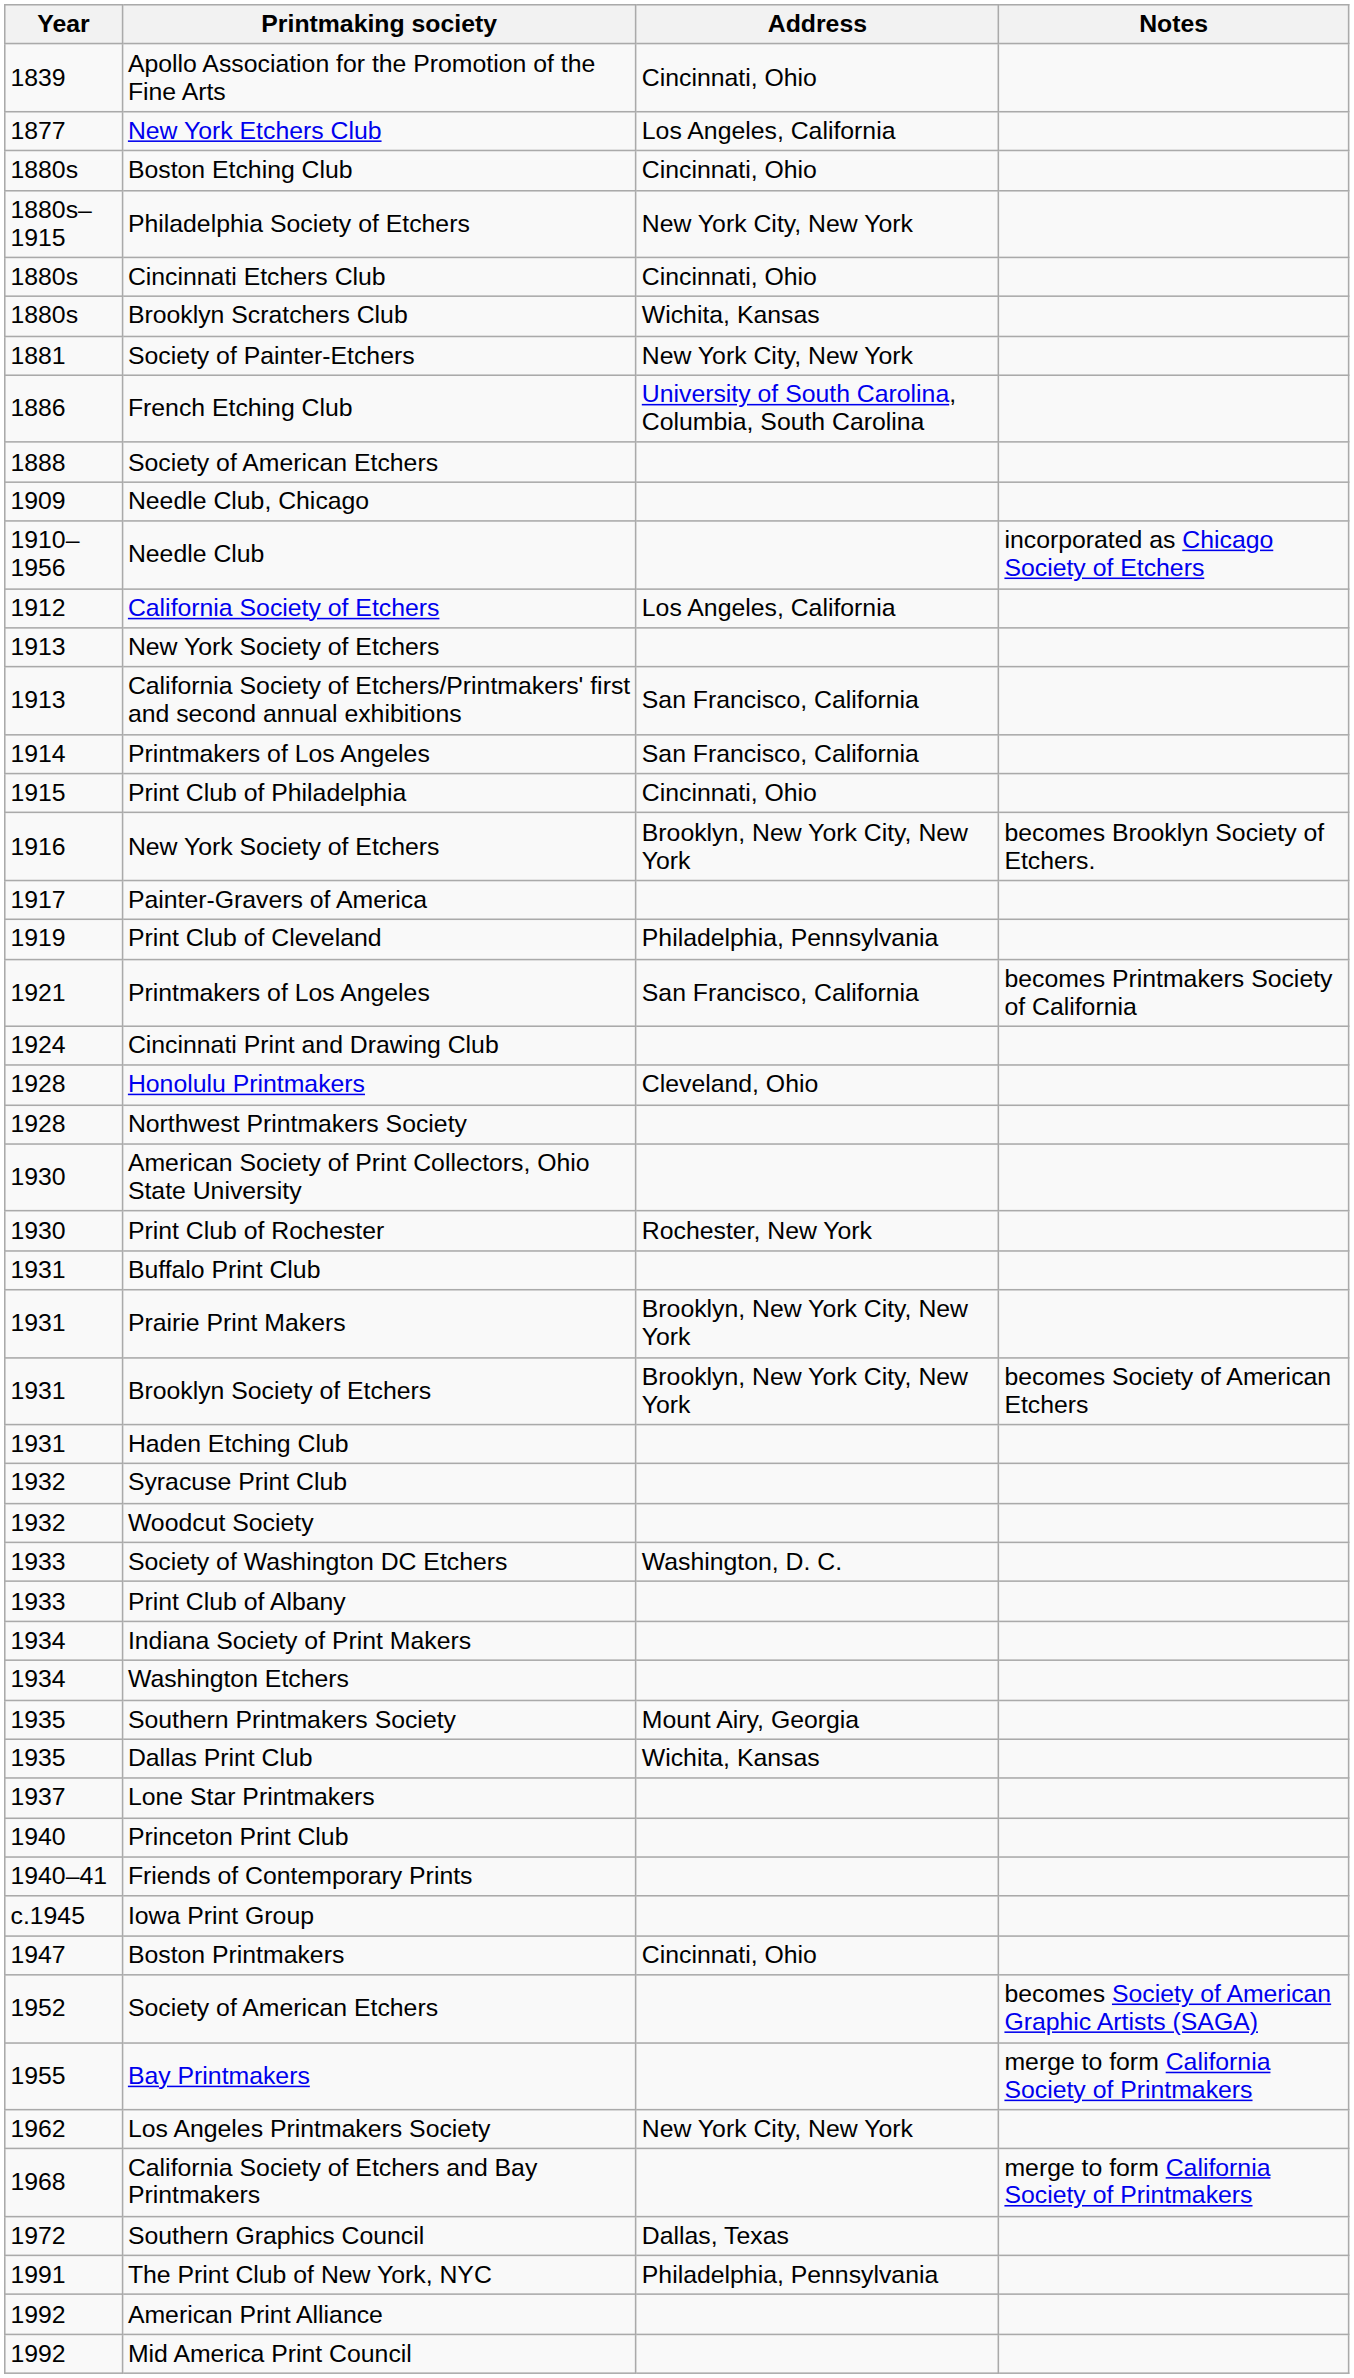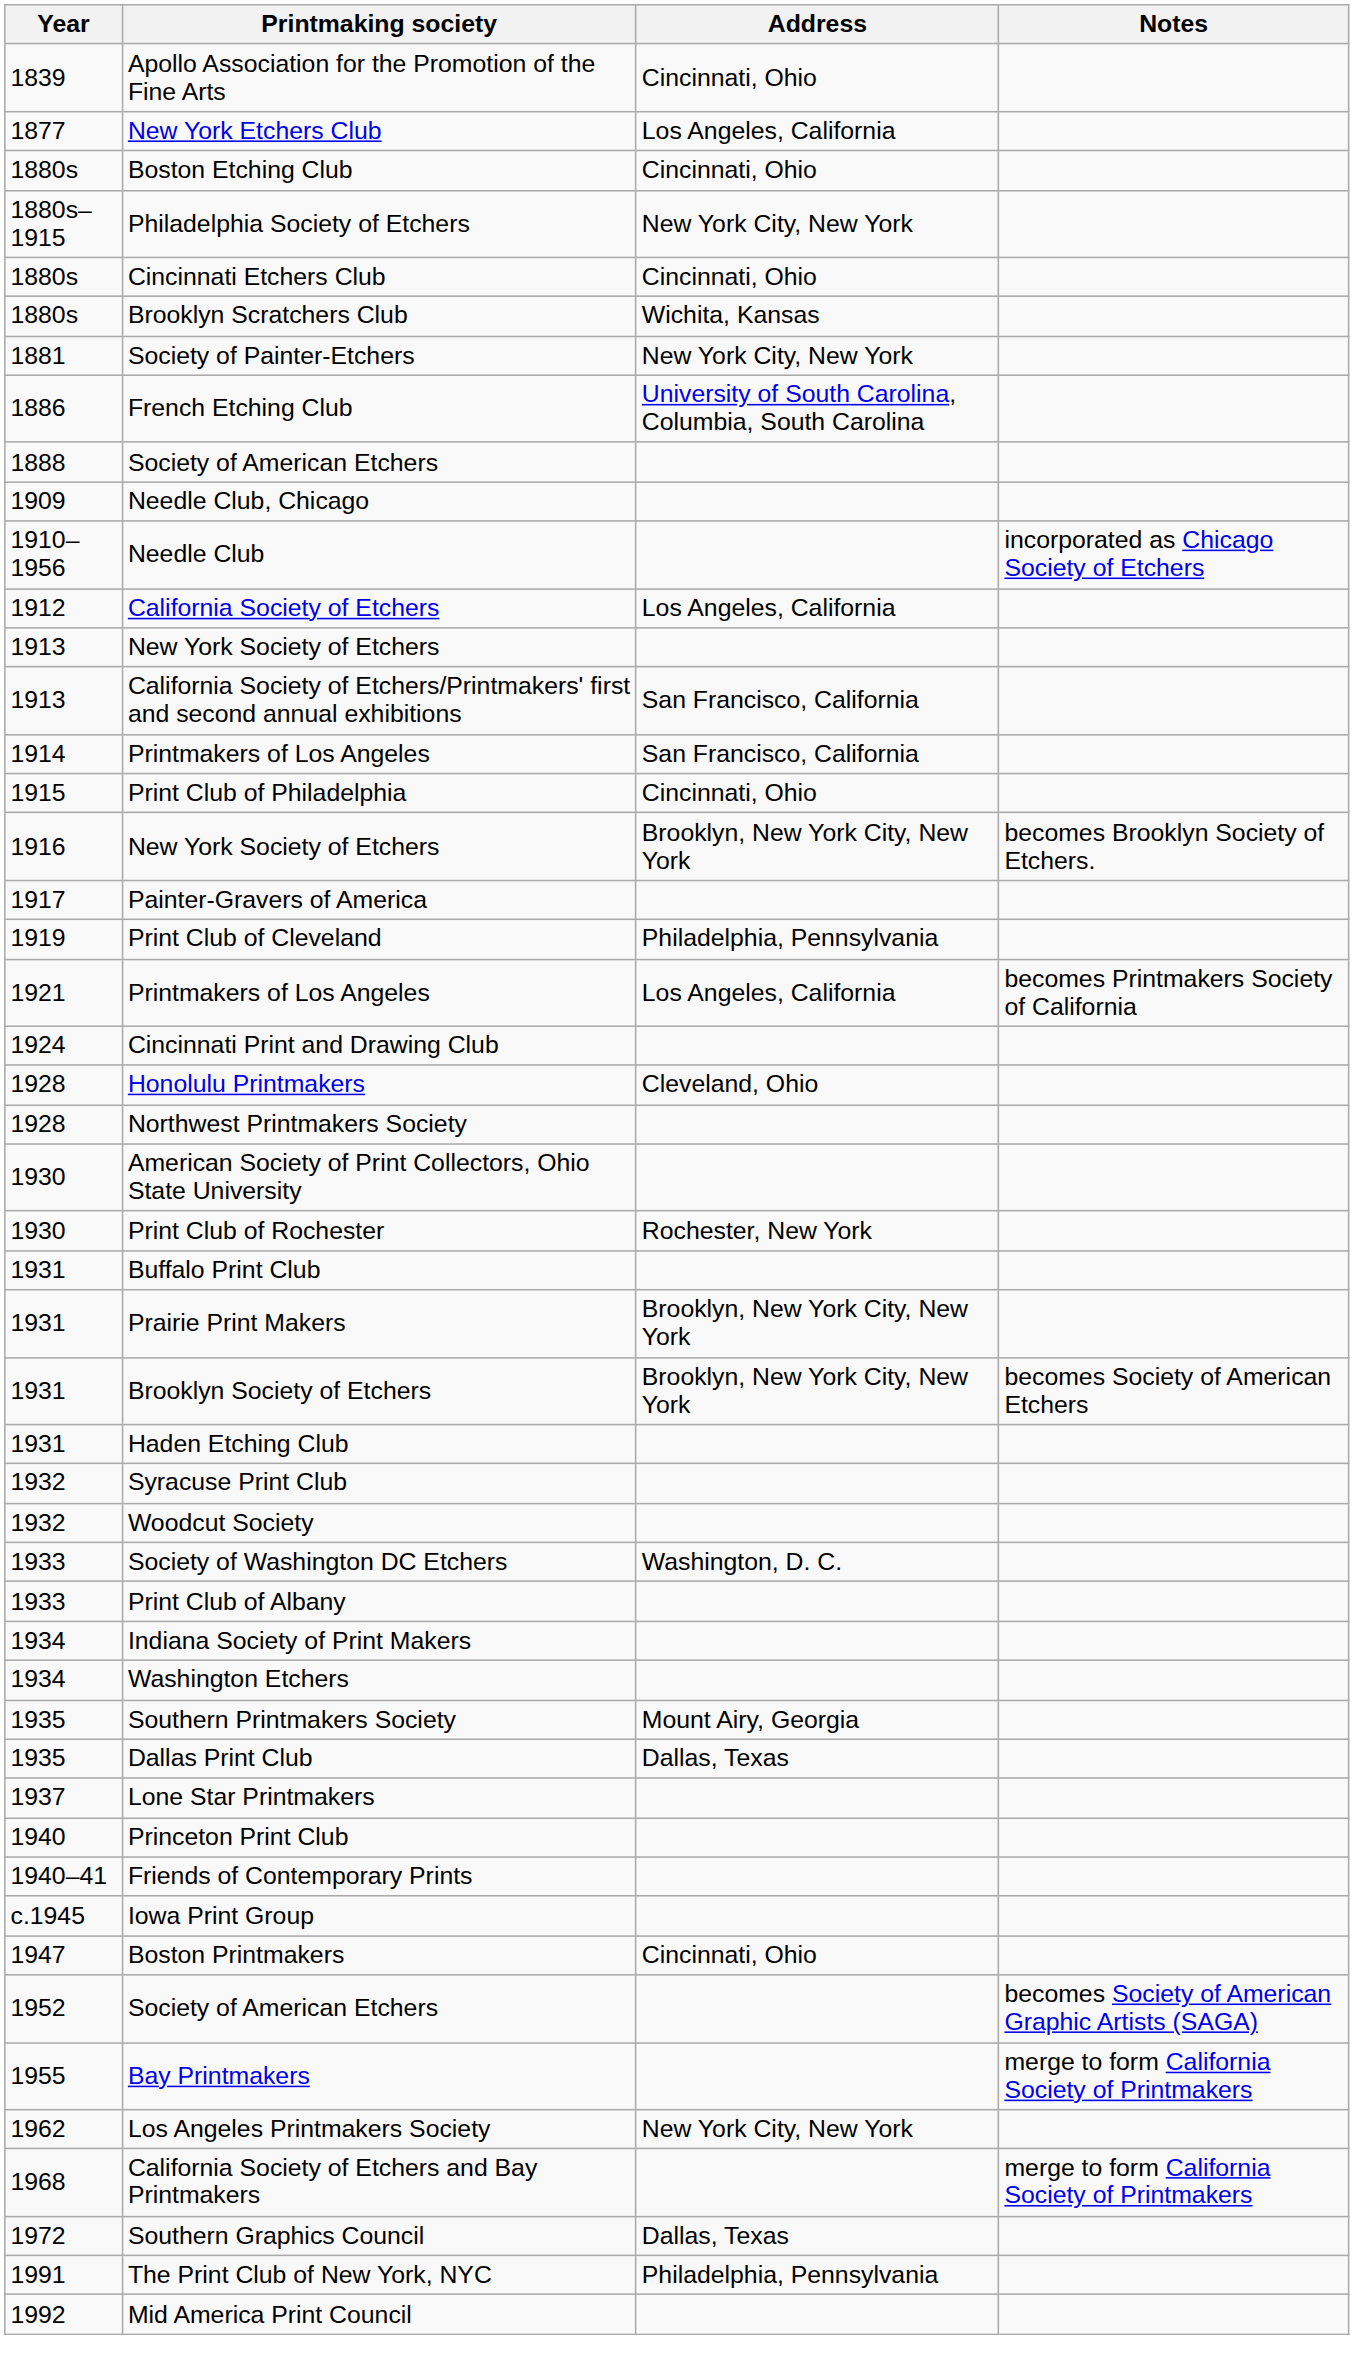(780, 992) San Francisco, California -> (769, 992) Los Angeles, California
(731, 1758) Wichita, Kansas -> (715, 1758) Dallas, Texas
- row: (38, 2314)
